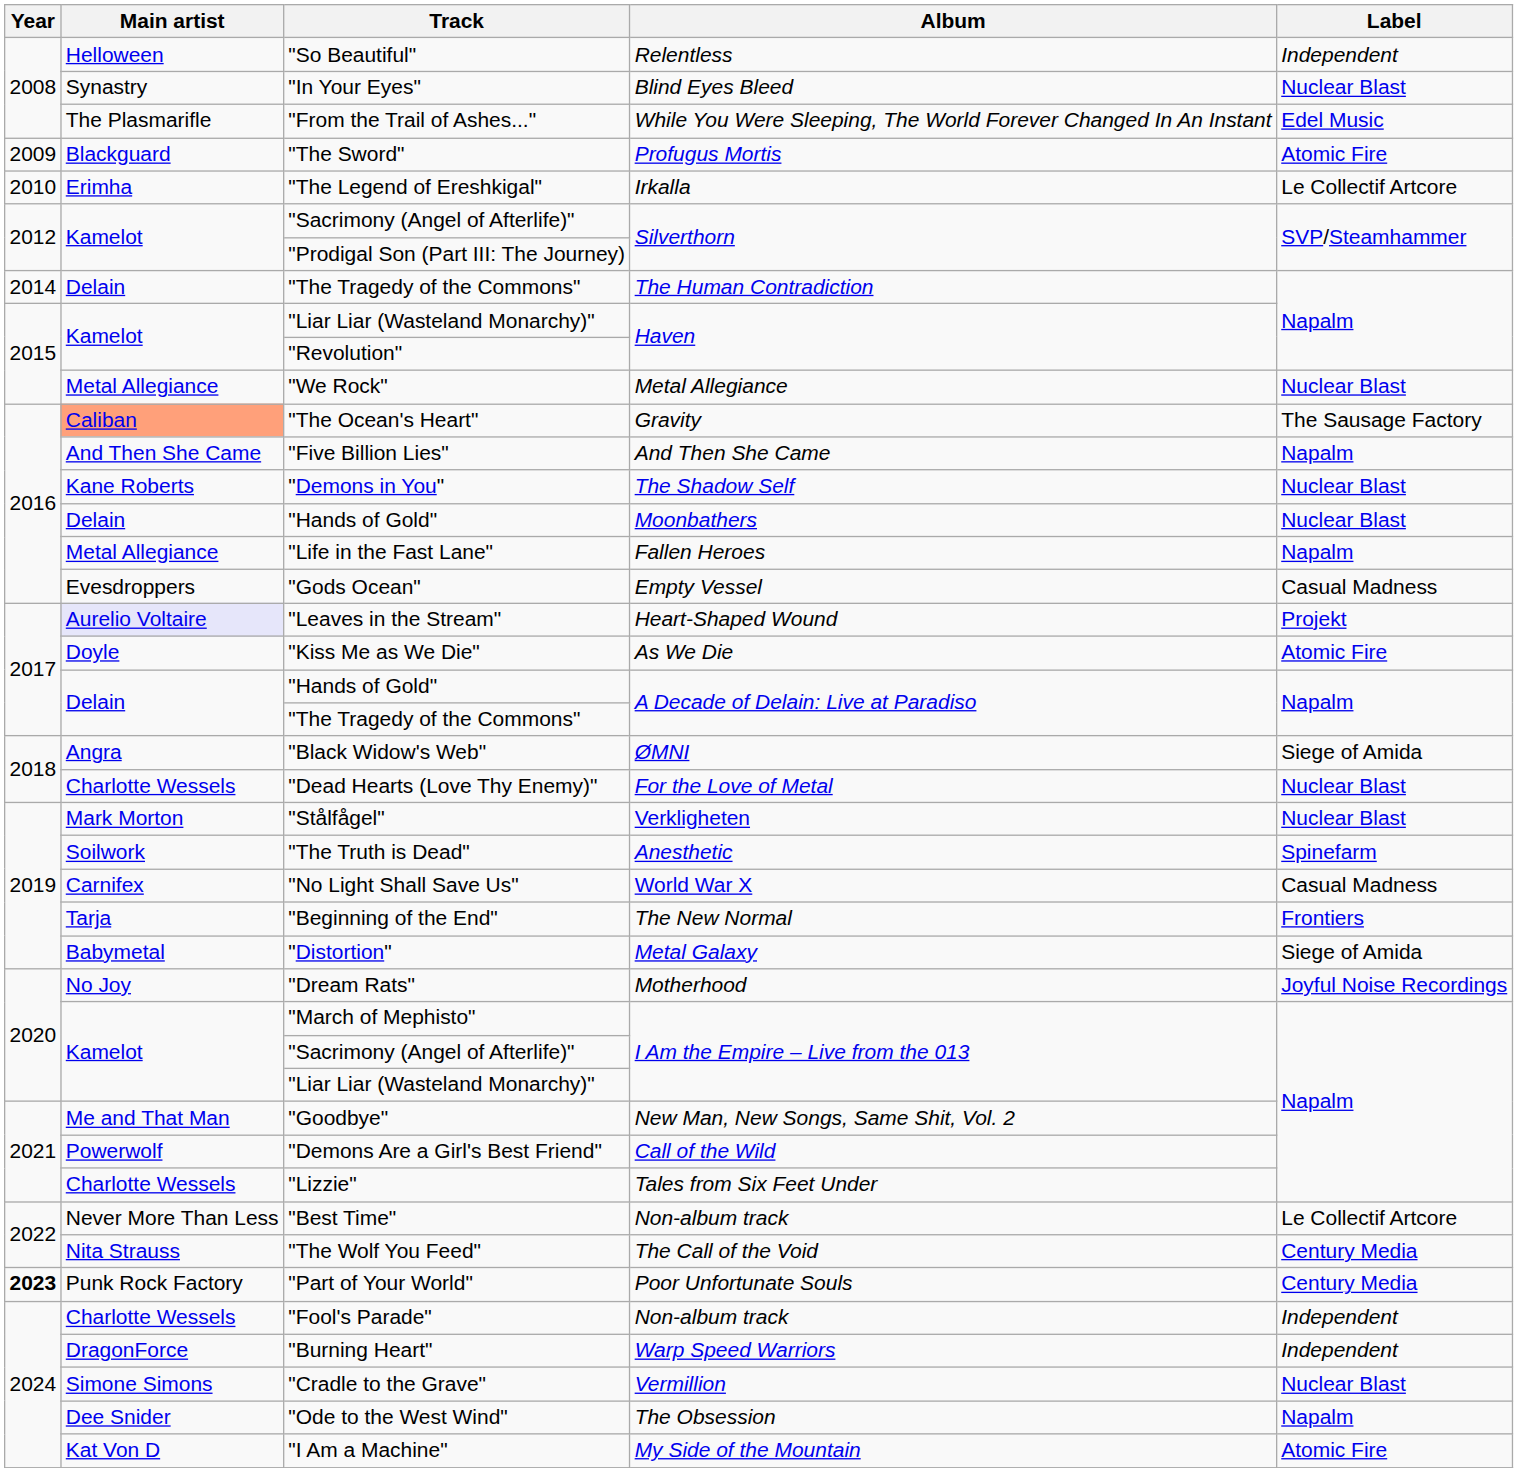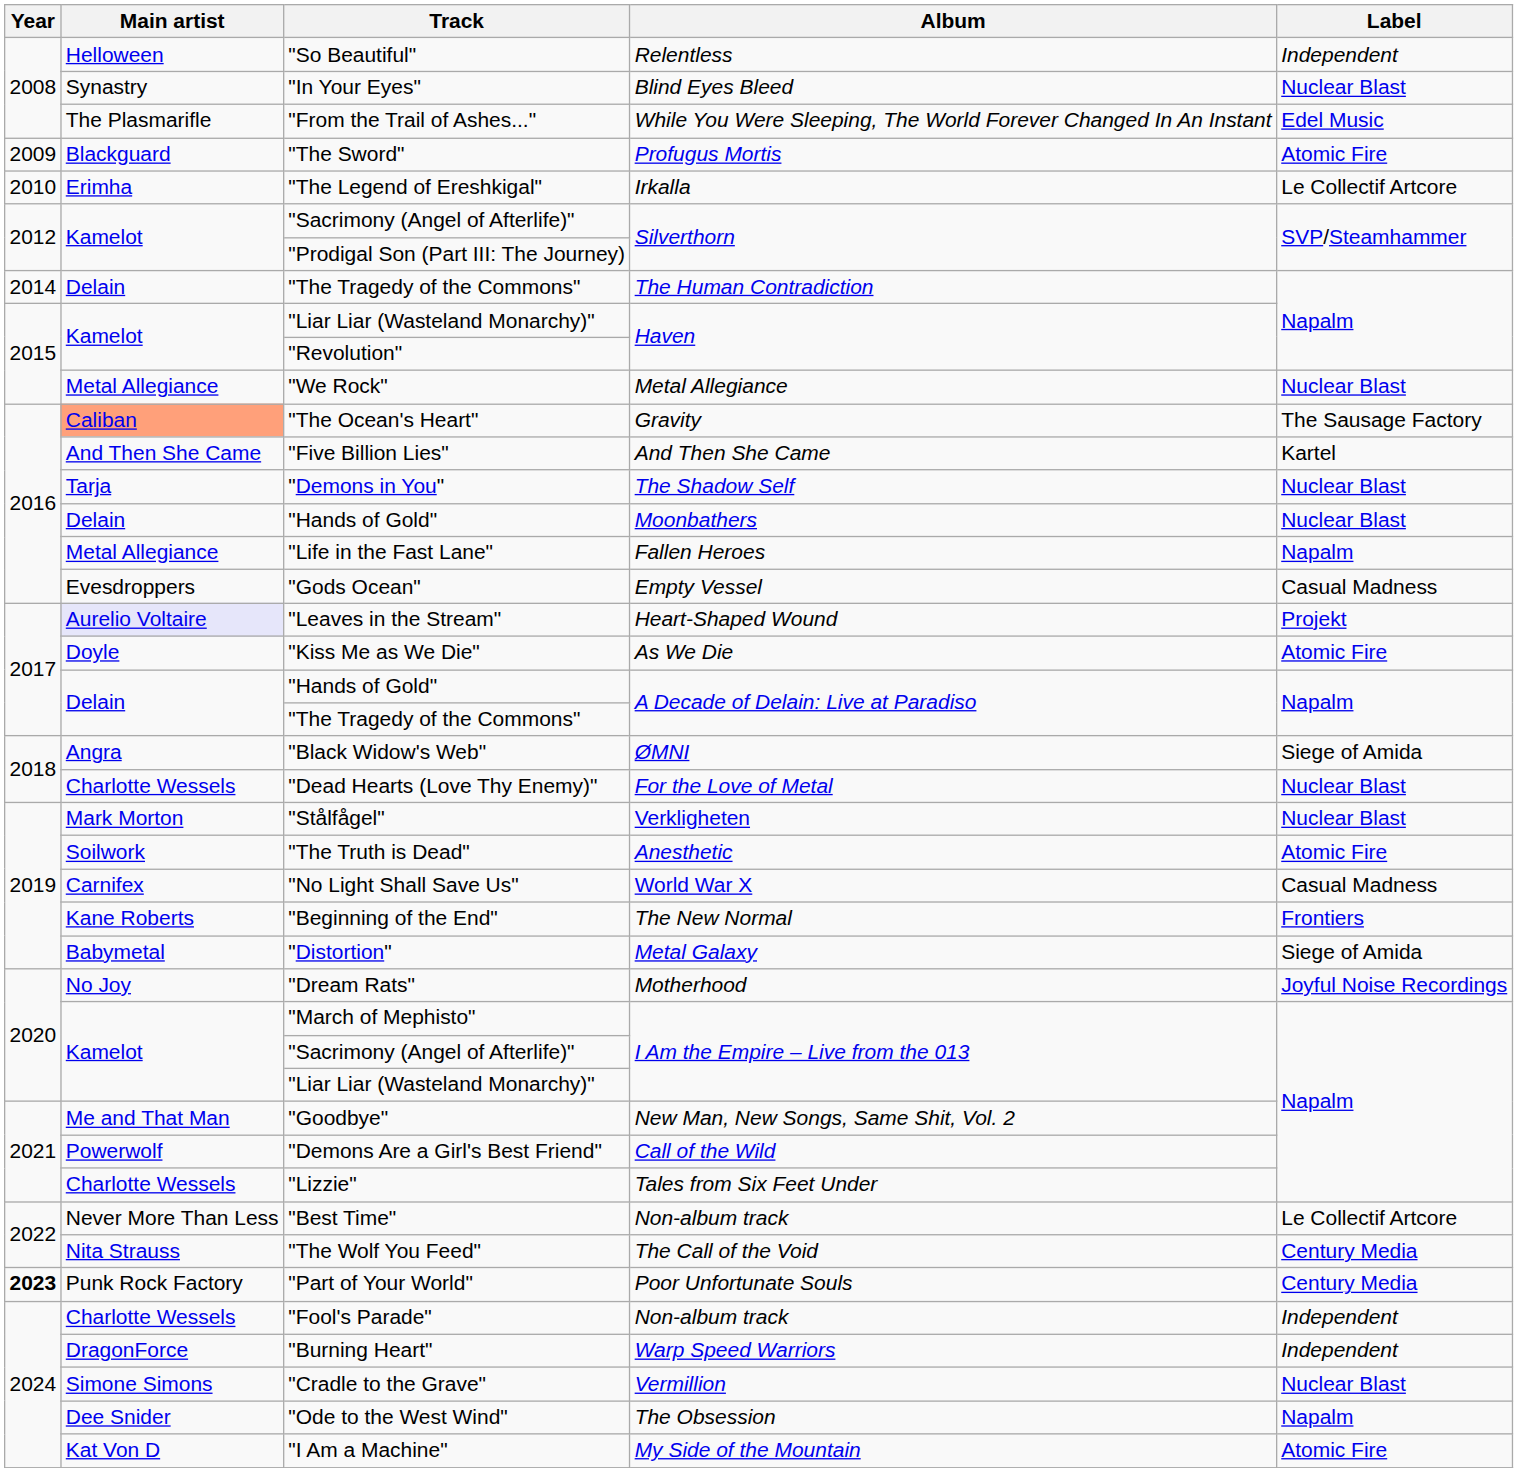(1317, 453) Napalm -> (1309, 453) Kartel
(130, 486) Kane Roberts -> (88, 486) Tarja
(1329, 852) Spinefarm -> (1334, 852) Atomic Fire
(88, 918) Tarja -> (130, 918) Kane Roberts
